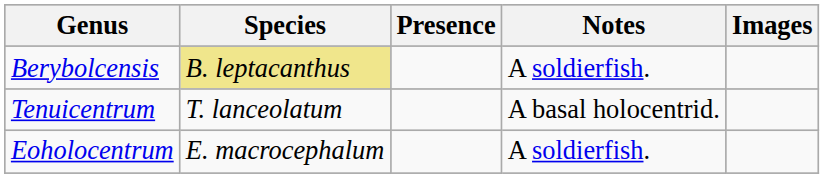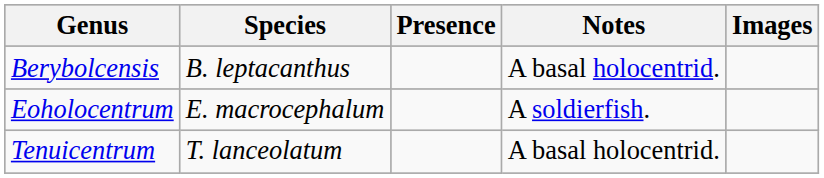(268, 67) khaki background -> (268, 67) no background
(579, 67) A soldierfish. -> (614, 67) A basal holocentrid.
rows swapped: (92, 151) <-> (83, 109)
